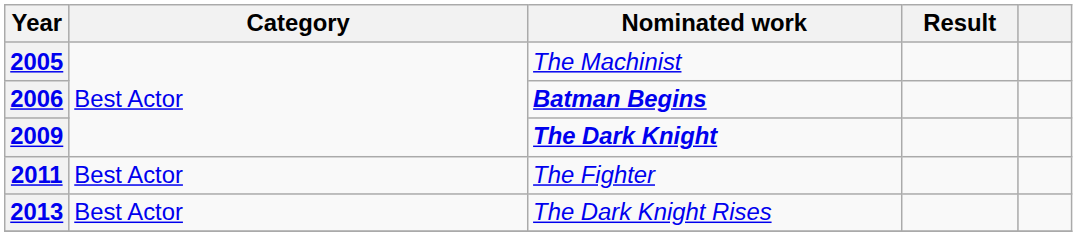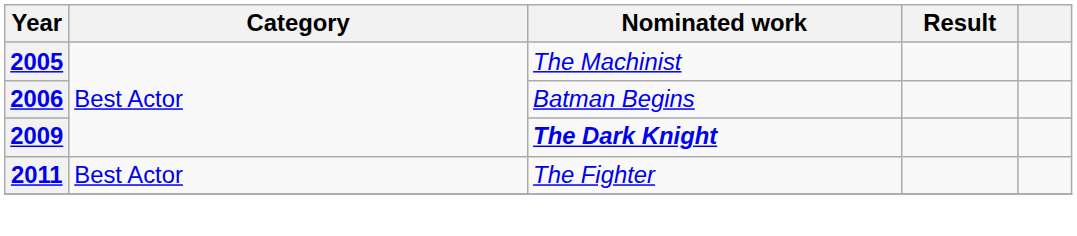(620, 99) bold -> (614, 99) normal
- row: (37, 212)
